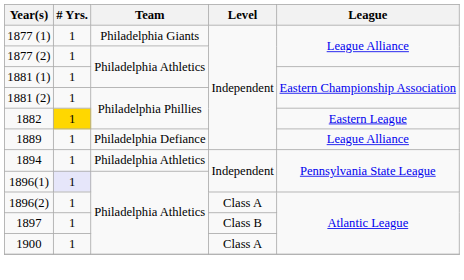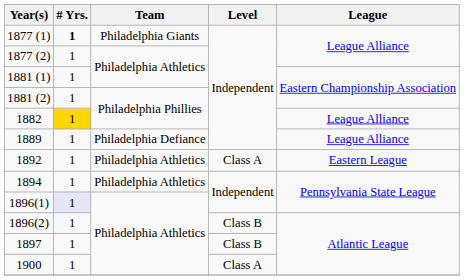(72, 35) normal -> (72, 35) bold
(368, 119) Eastern League -> (368, 119) League Alliance
+ row: (29, 160)
(243, 202) Class A -> (243, 223) Class B
